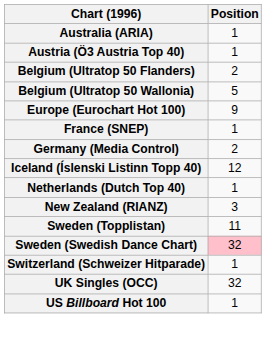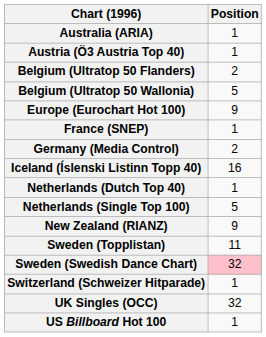(235, 168) 12 -> (235, 168) 16
+ row: (106, 206)
(235, 206) 3 -> (235, 226) 9
